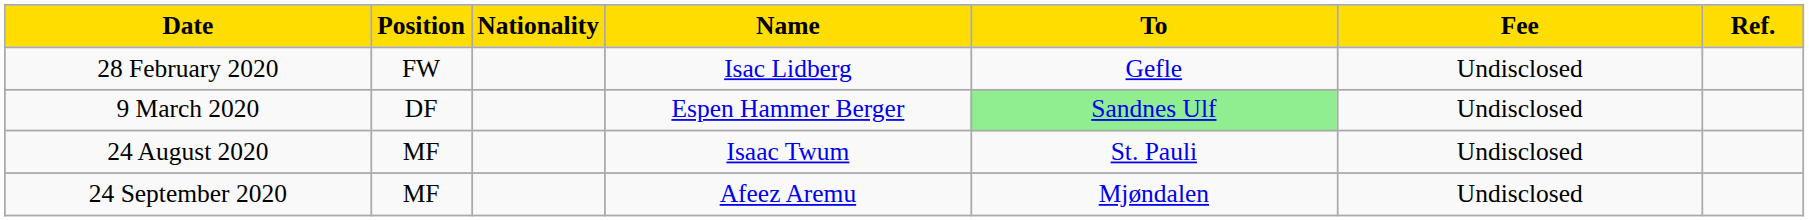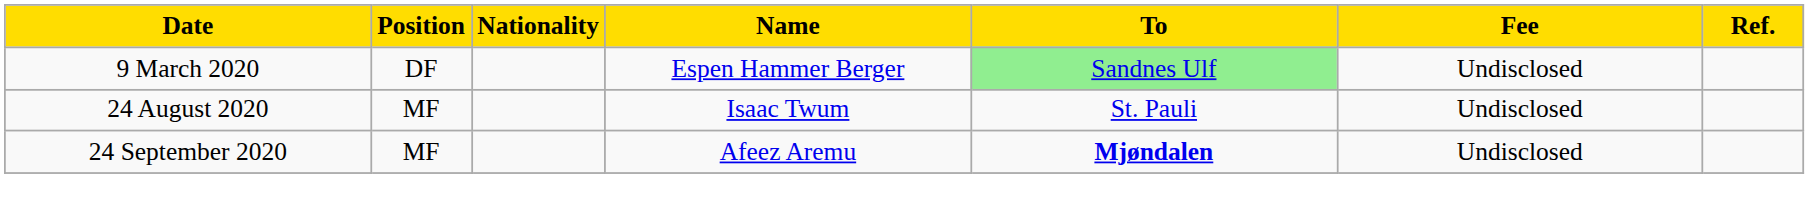- row: (188, 67)
(1154, 194) normal -> (1154, 152) bold
